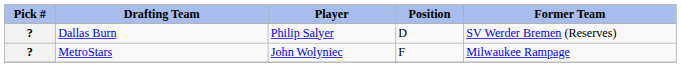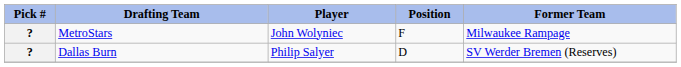rows swapped: (85, 52) <-> (87, 33)
